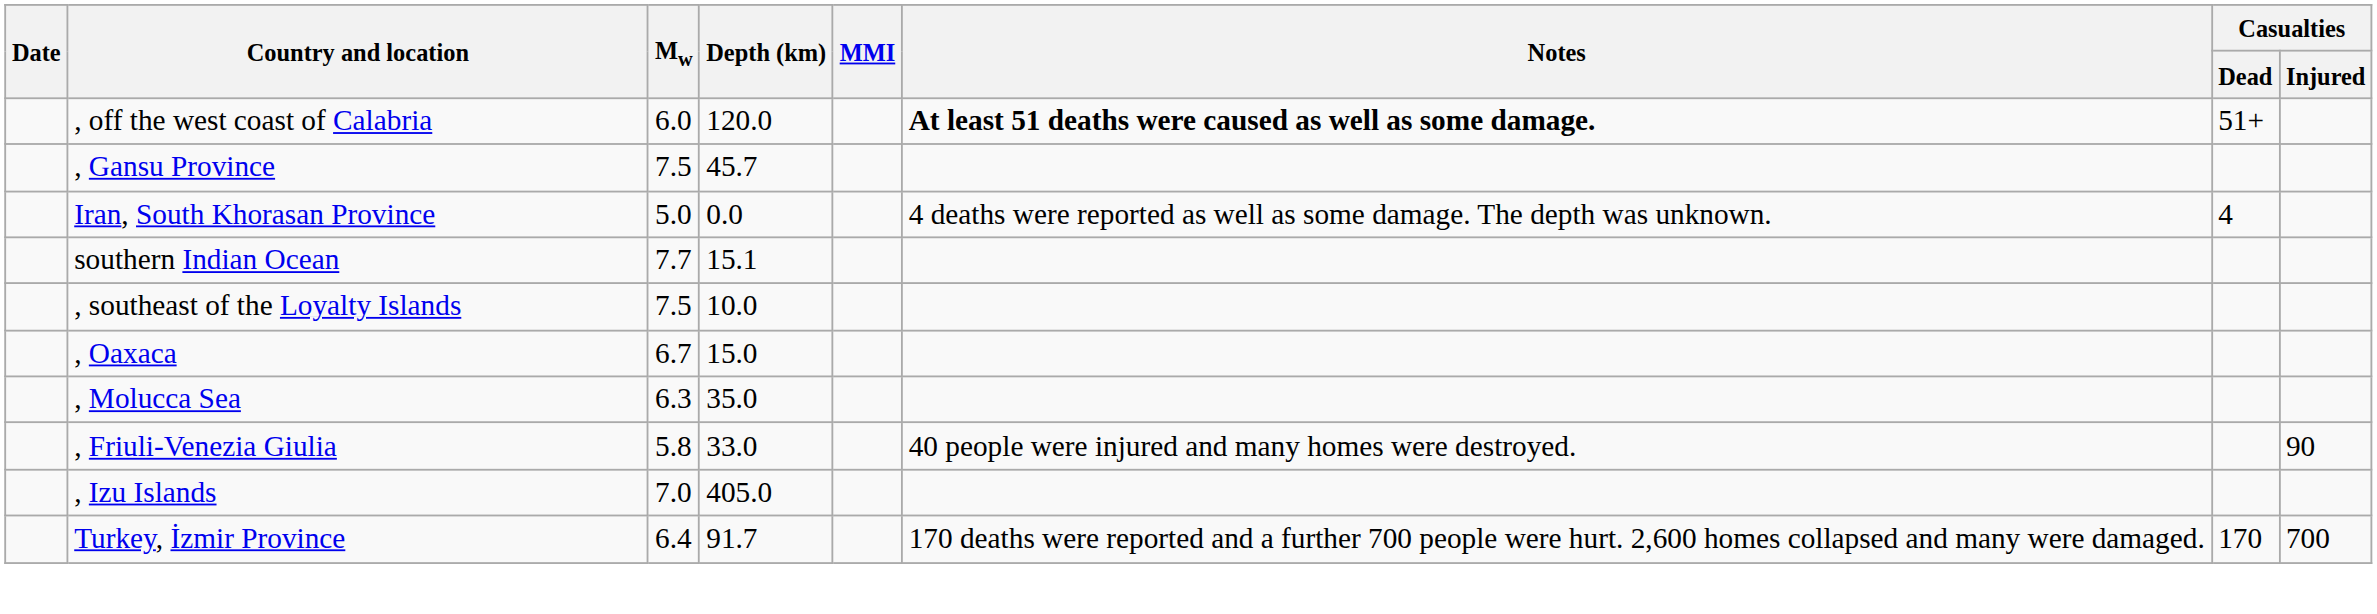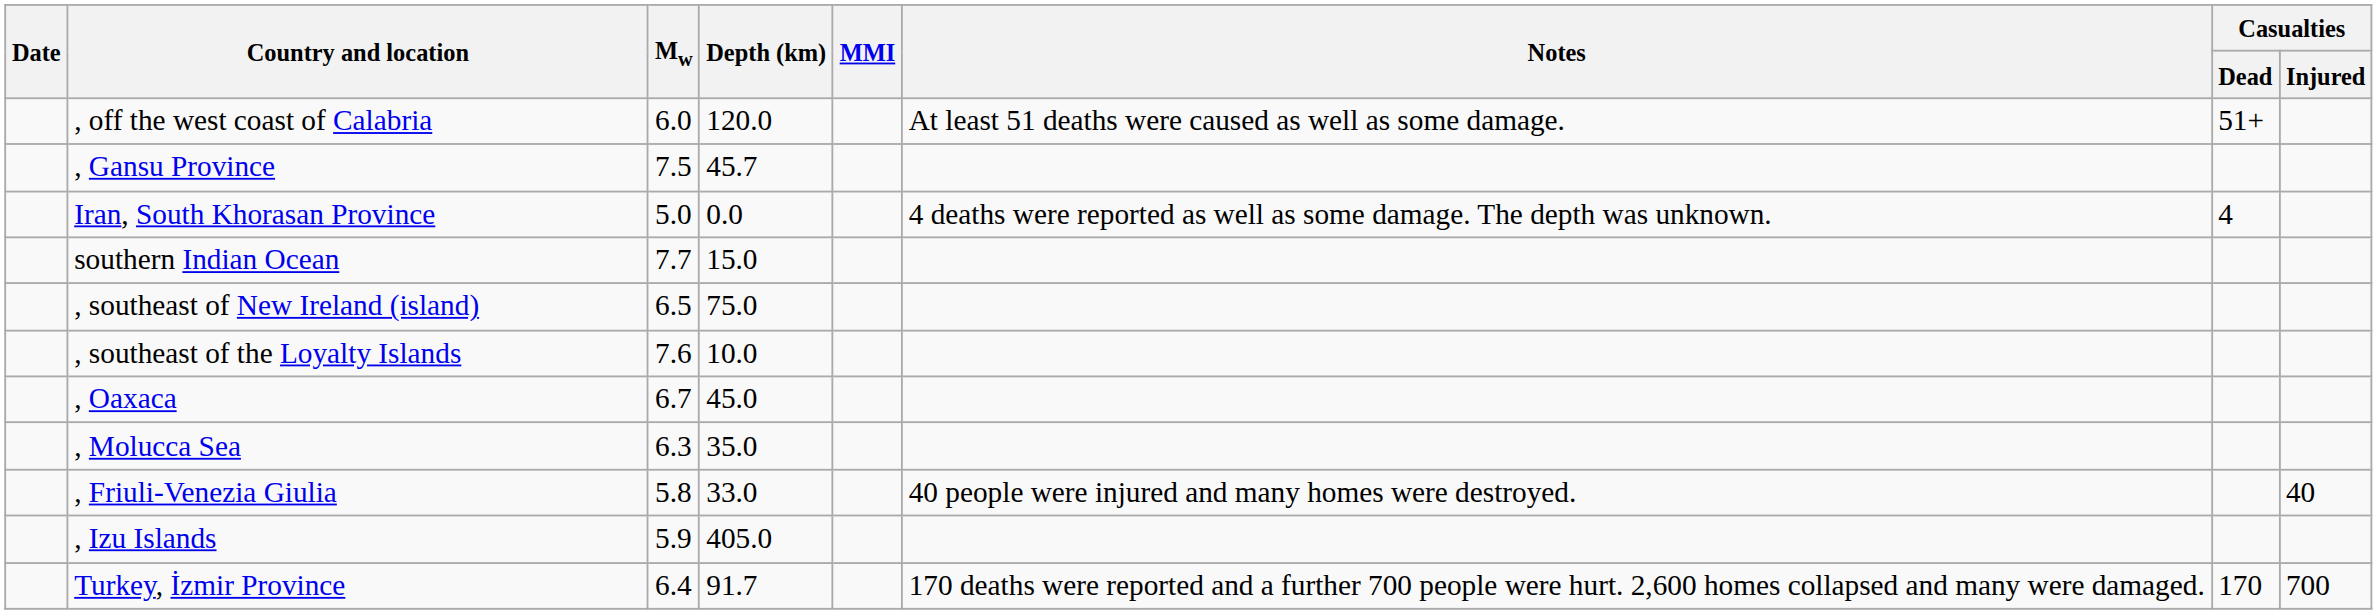(1252, 120) bold -> (1237, 120) normal
(732, 259) 15.1 -> (732, 259) 15.0
+ row: (277, 306)
(673, 306) 7.5 -> (673, 352) 7.6
(732, 352) 15.0 -> (732, 399) 45.0
(2301, 445) 90 -> (2301, 492) 40
(673, 492) 7.0 -> (673, 538) 5.9
